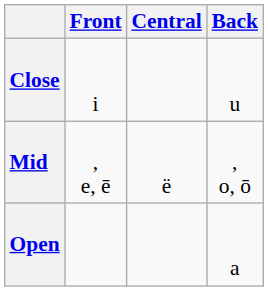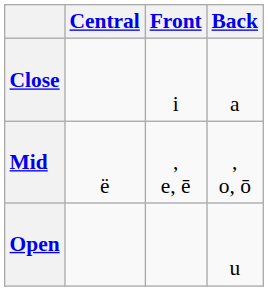columns swapped: (96, 21) <-> (167, 21)
(235, 103) u -> (235, 103) a
(235, 268) a -> (235, 268) u
